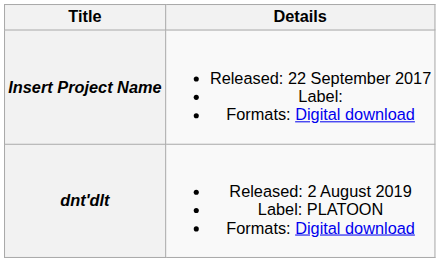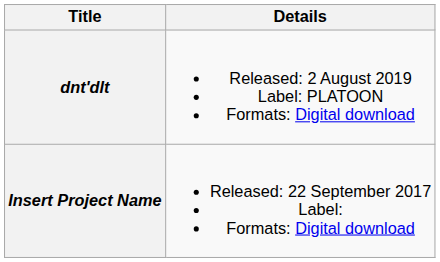rows swapped: (85, 87) <-> (85, 200)
